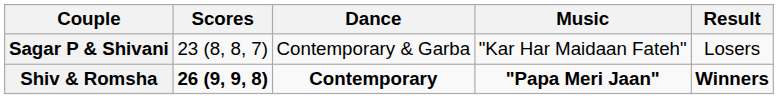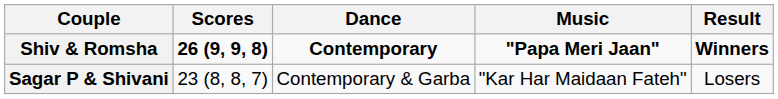rows swapped: (89, 78) <-> (89, 49)
